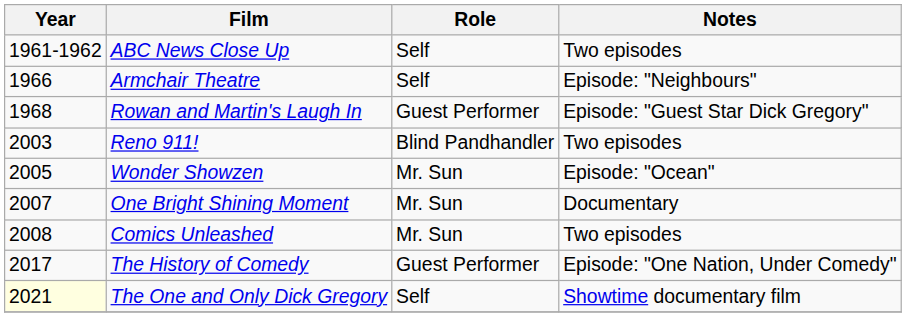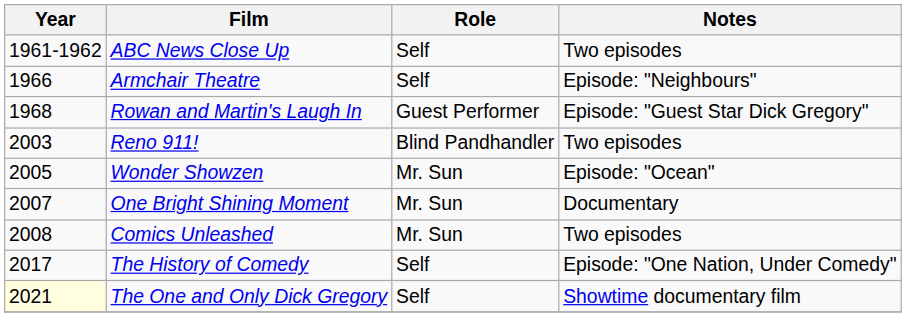(468, 265) Guest Performer -> (413, 265) Self
